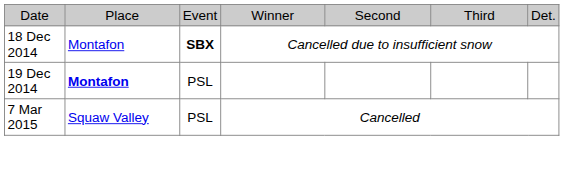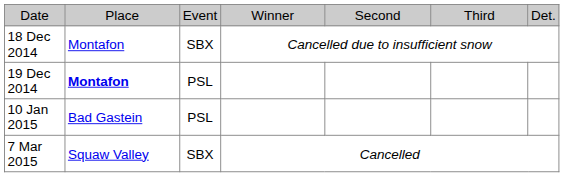(200, 44) bold -> (200, 44) normal
+ row: (28, 117)
(200, 117) PSL -> (200, 154) SBX
